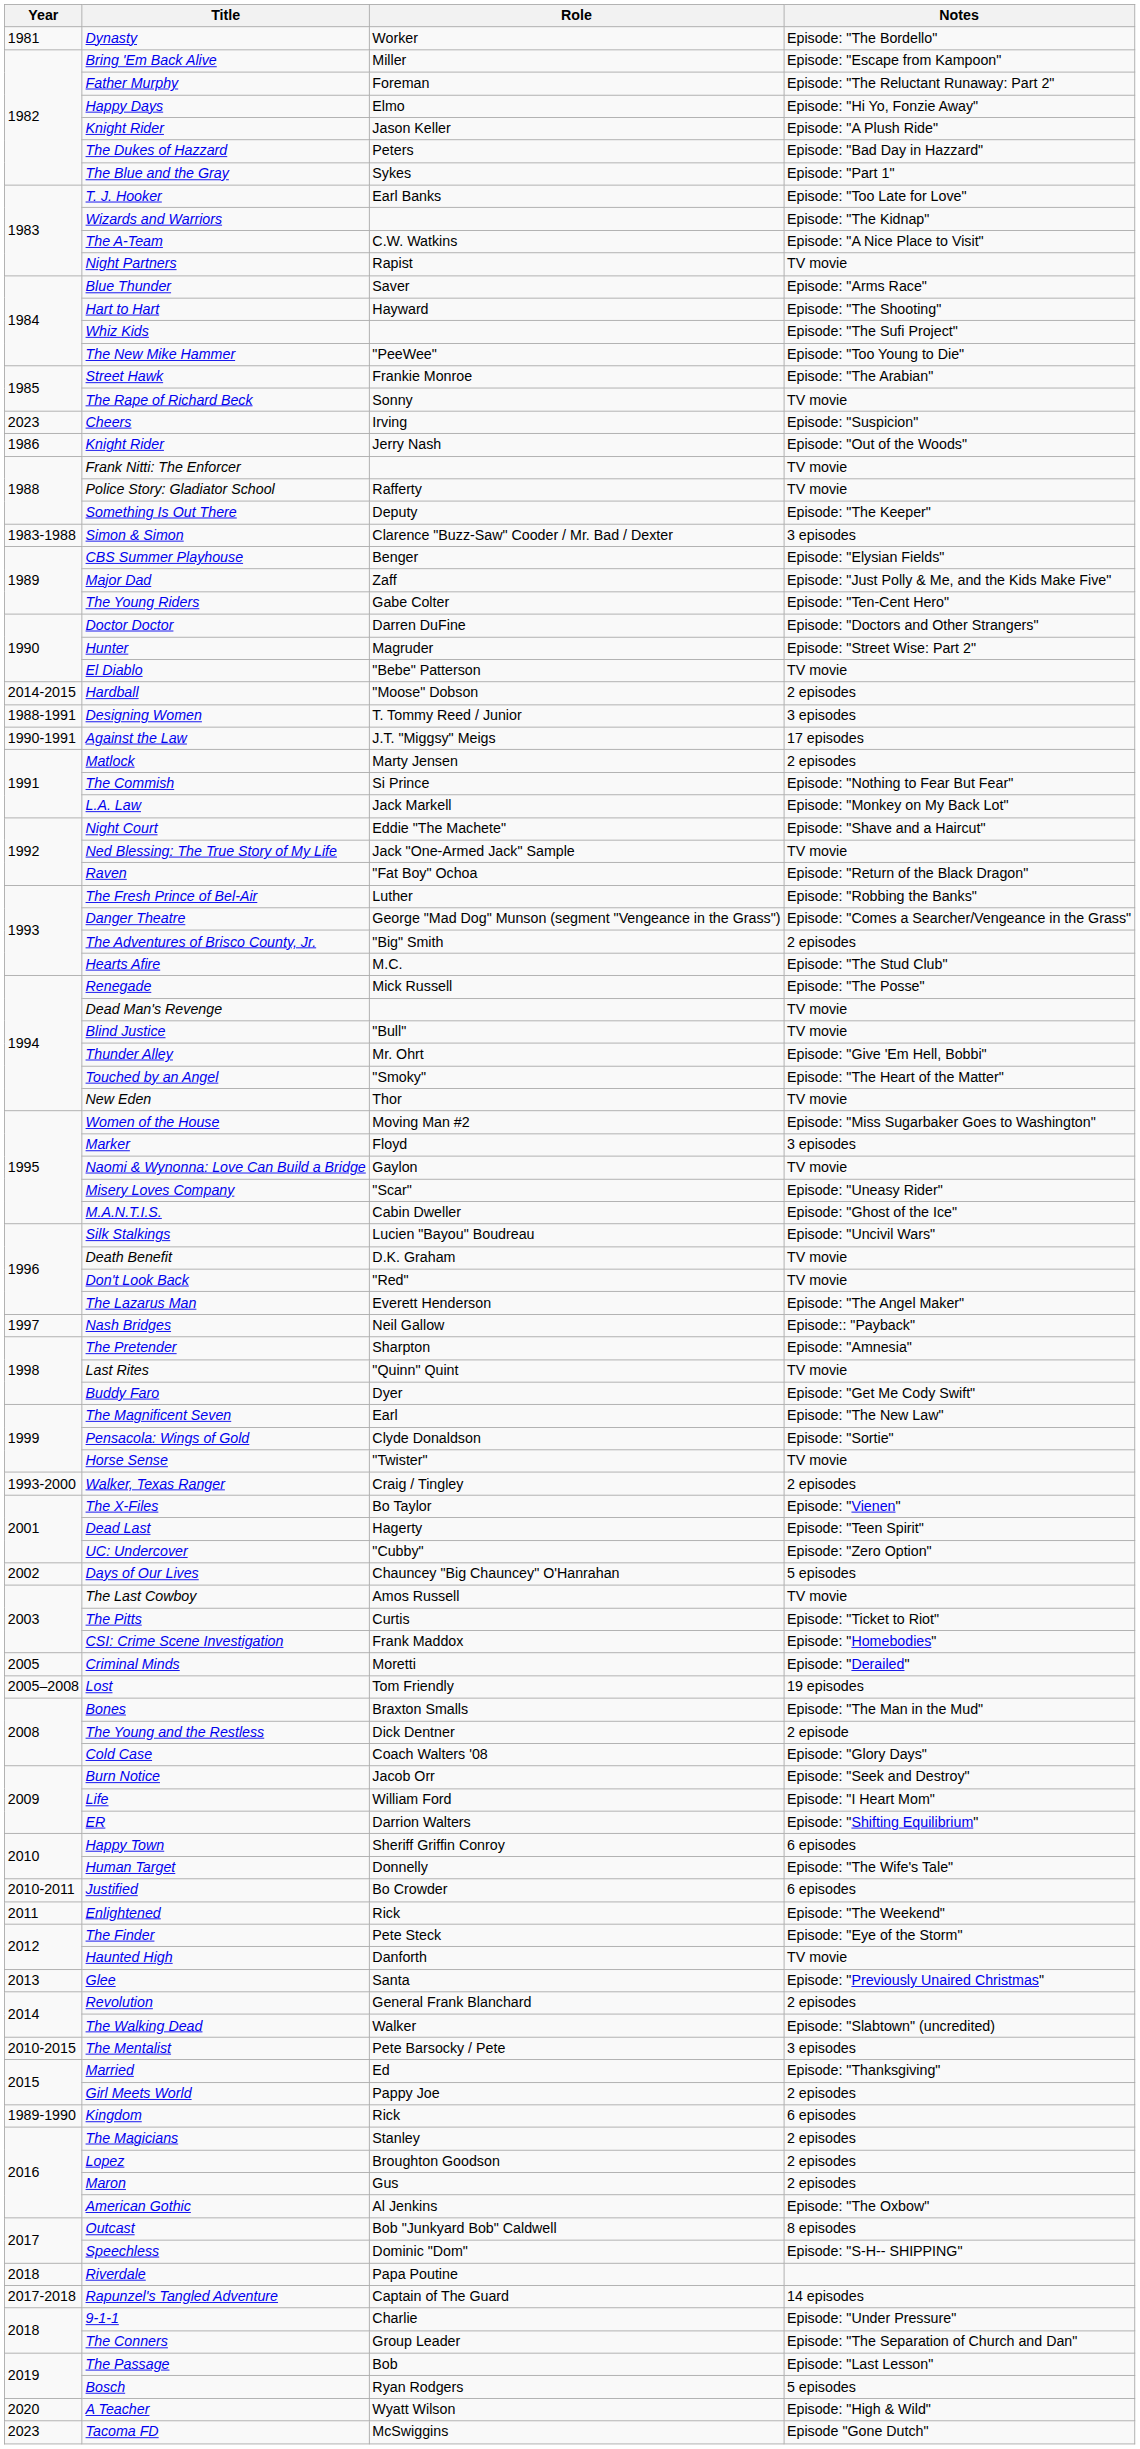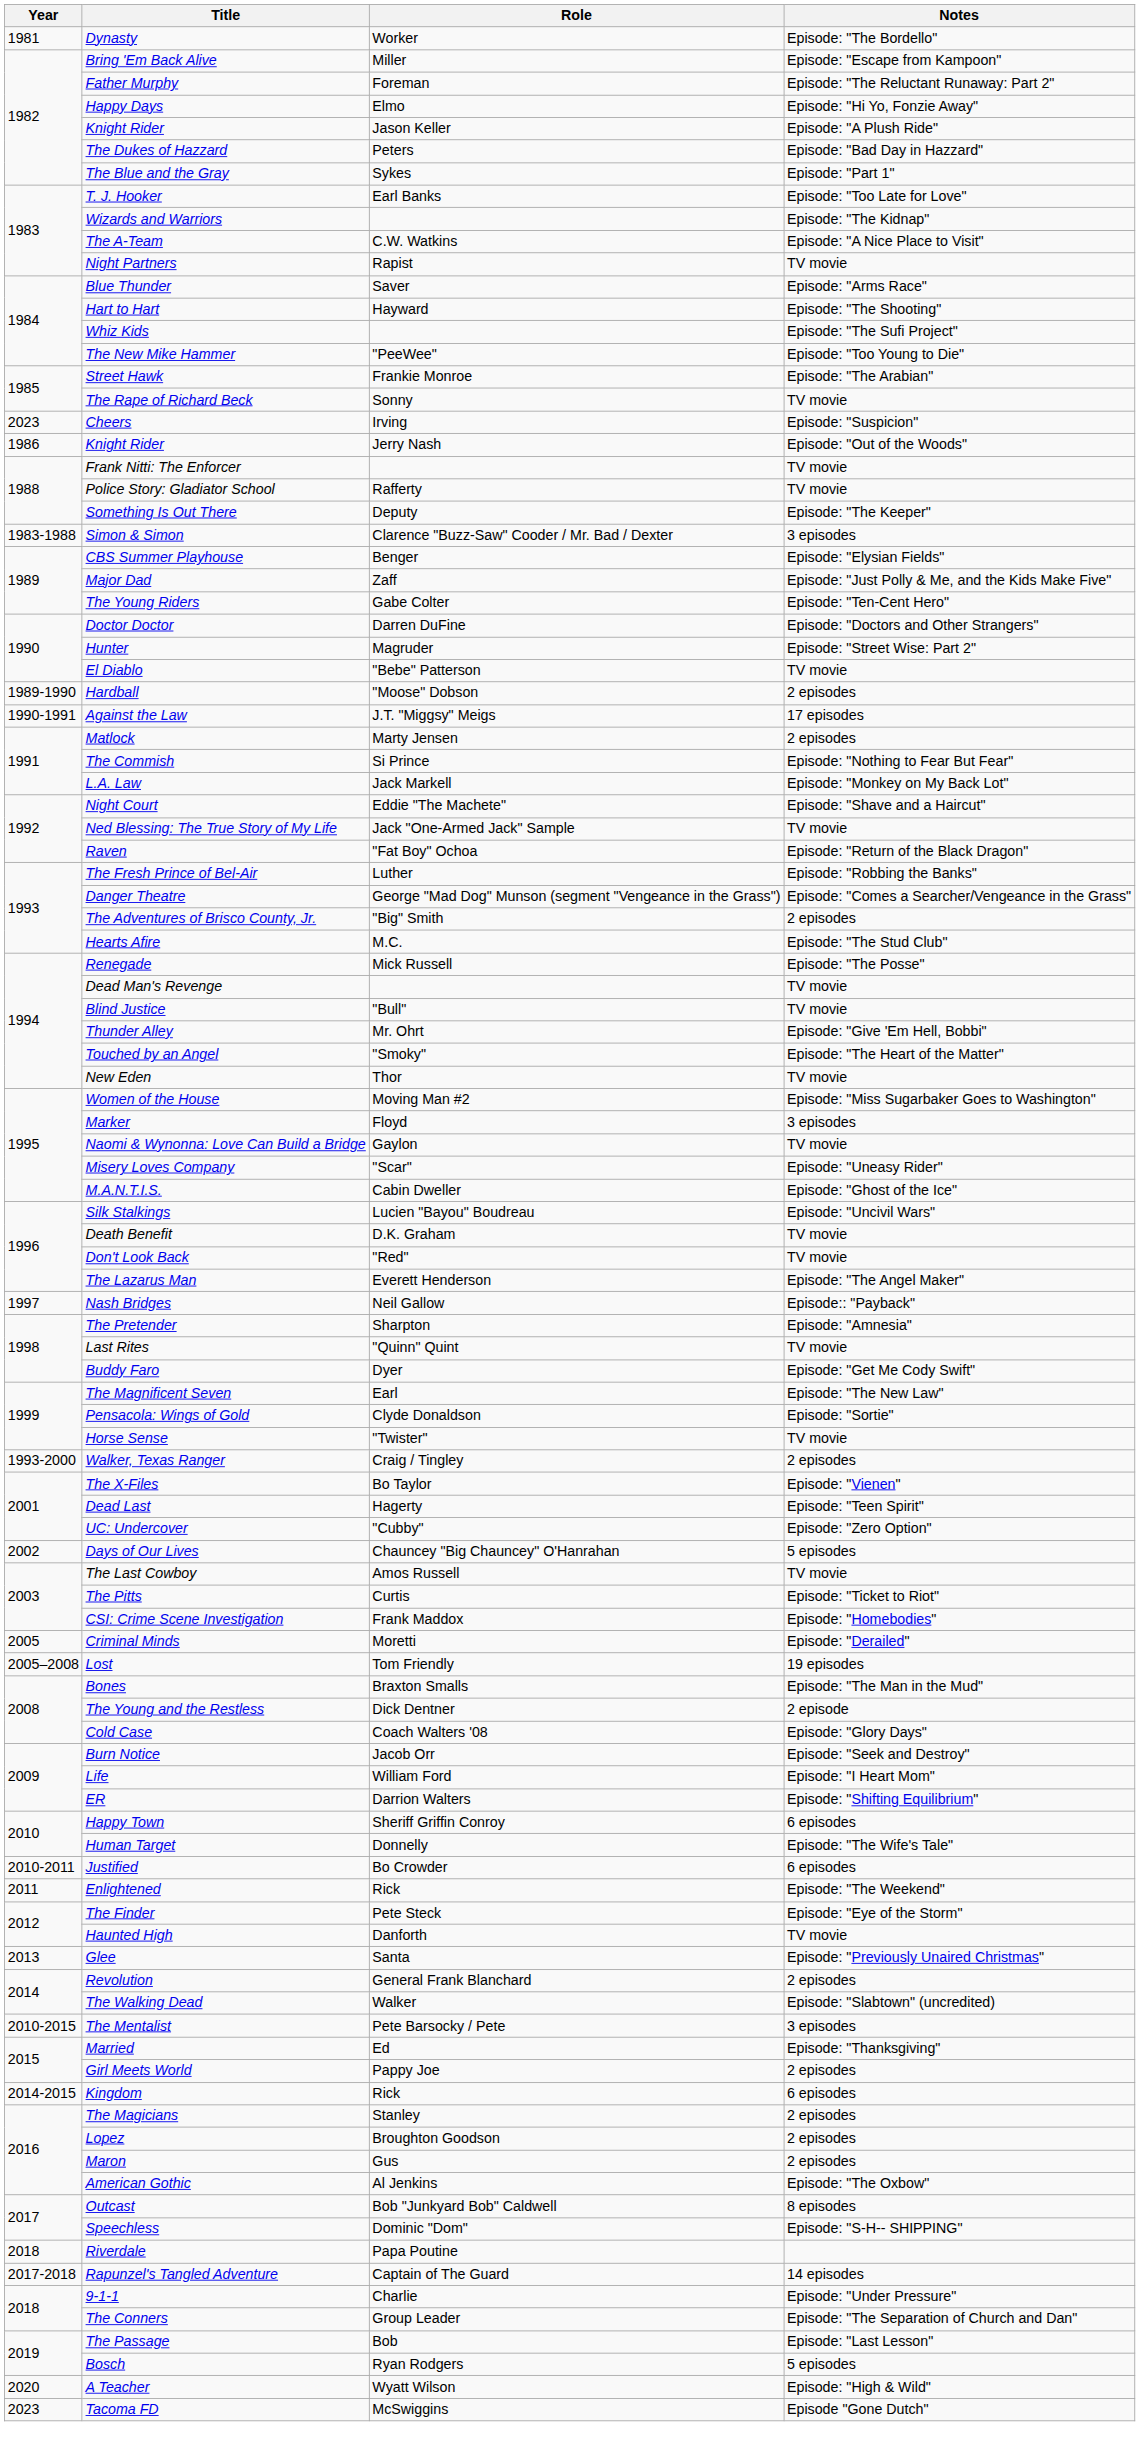(42, 693) 2014-2015 -> (42, 693) 1989-1990
- row: (144, 715)
(42, 2116) 1989-1990 -> (42, 2093) 2014-2015
